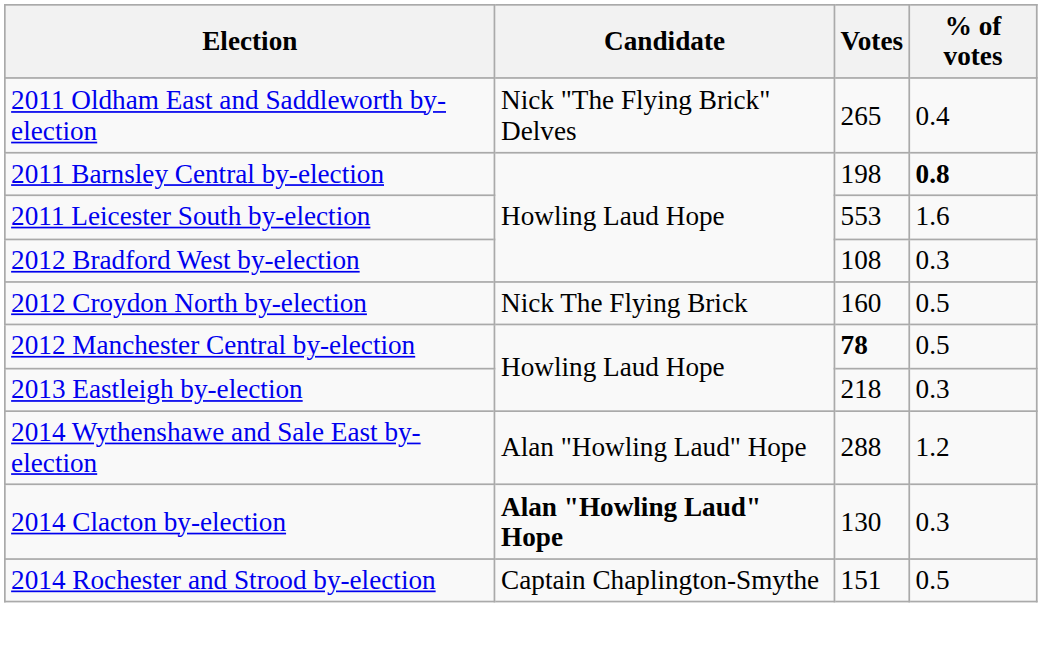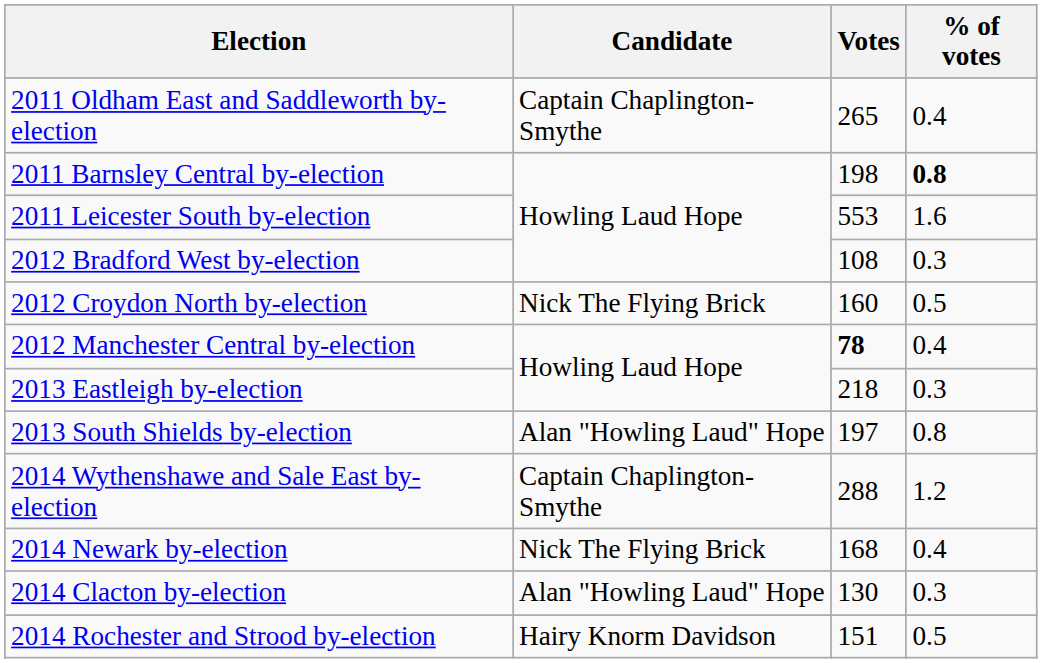(636, 115) Nick "The Flying Brick" Delves -> (636, 115) Captain Chaplington-Smythe
(933, 346) 0.5 -> (929, 346) 0.4
+ row: (181, 432)
(654, 447) Alan "Howling Laud" Hope -> (636, 490) Captain Chaplington-Smythe
+ row: (149, 549)
(631, 521) bold -> (672, 592) normal
(660, 579) Captain Chaplington-Smythe -> (647, 635) Hairy Knorm Davidson
